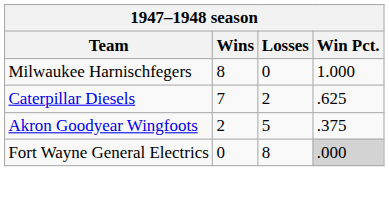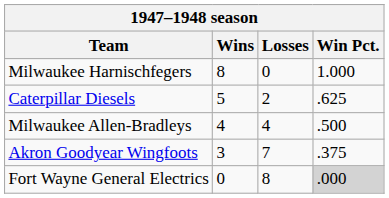(221, 98) 7 -> (221, 98) 5
+ row: (100, 125)
(221, 125) 2 -> (221, 152) 3
(266, 125) 5 -> (266, 152) 7
